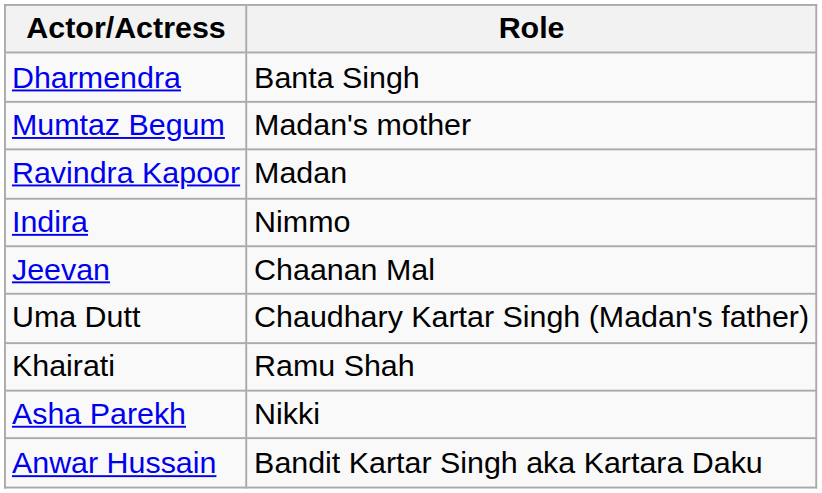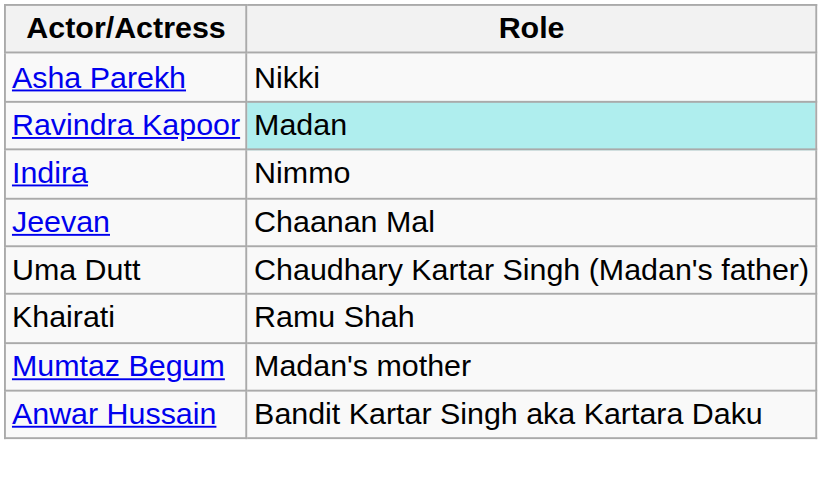- row: (96, 76)
rows swapped: (99, 414) <-> (118, 125)
(301, 173) no background -> (301, 125) paleturquoise background
